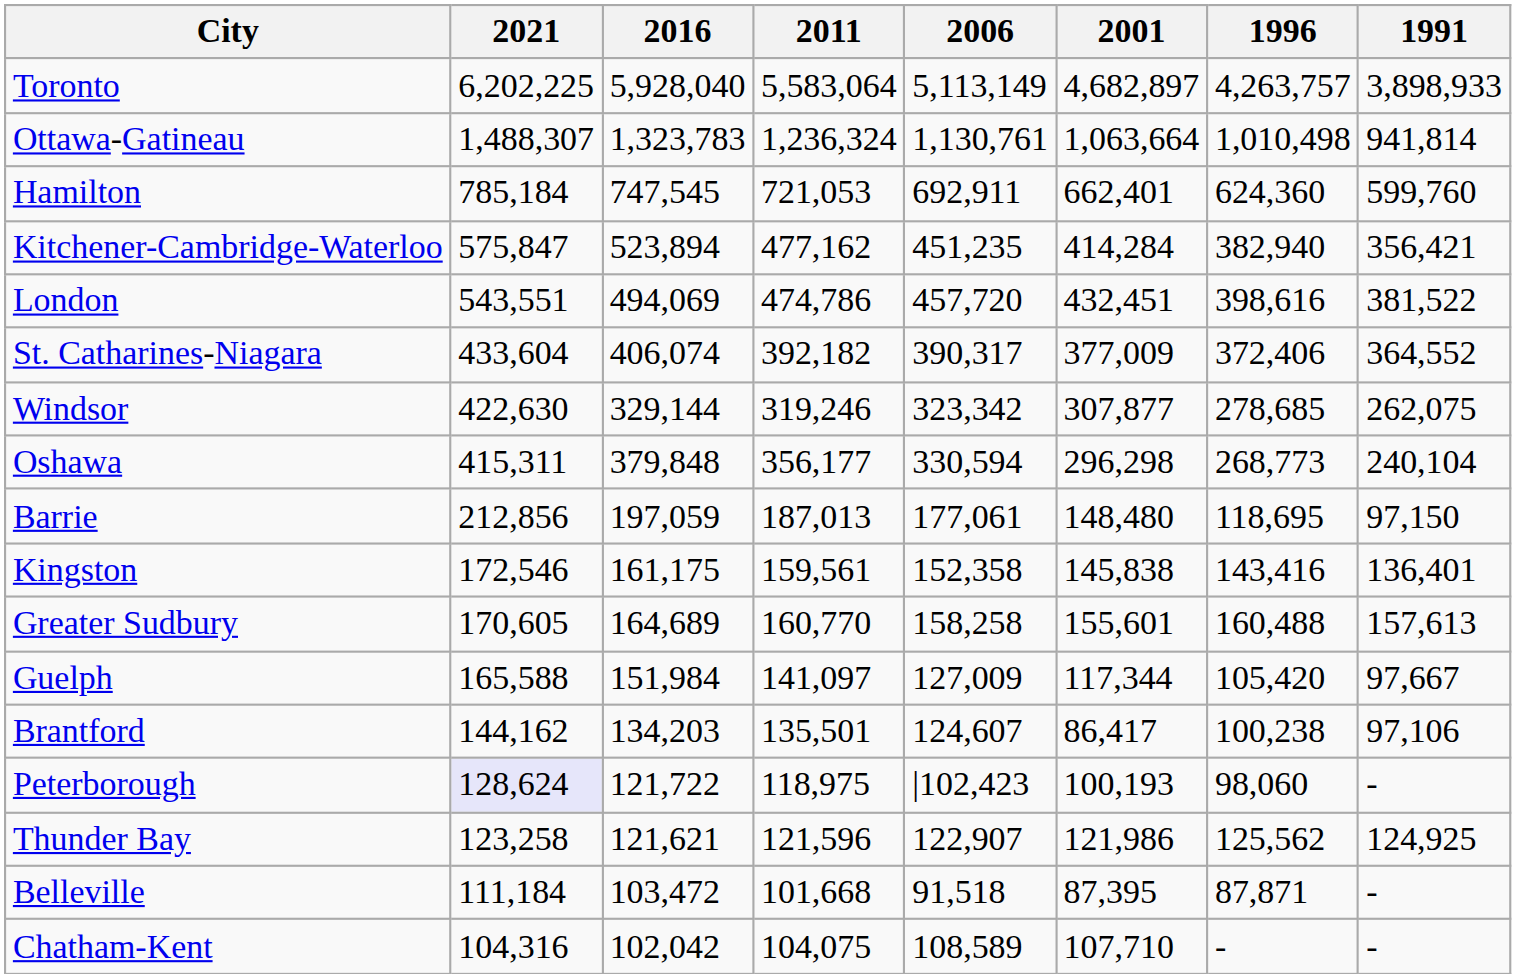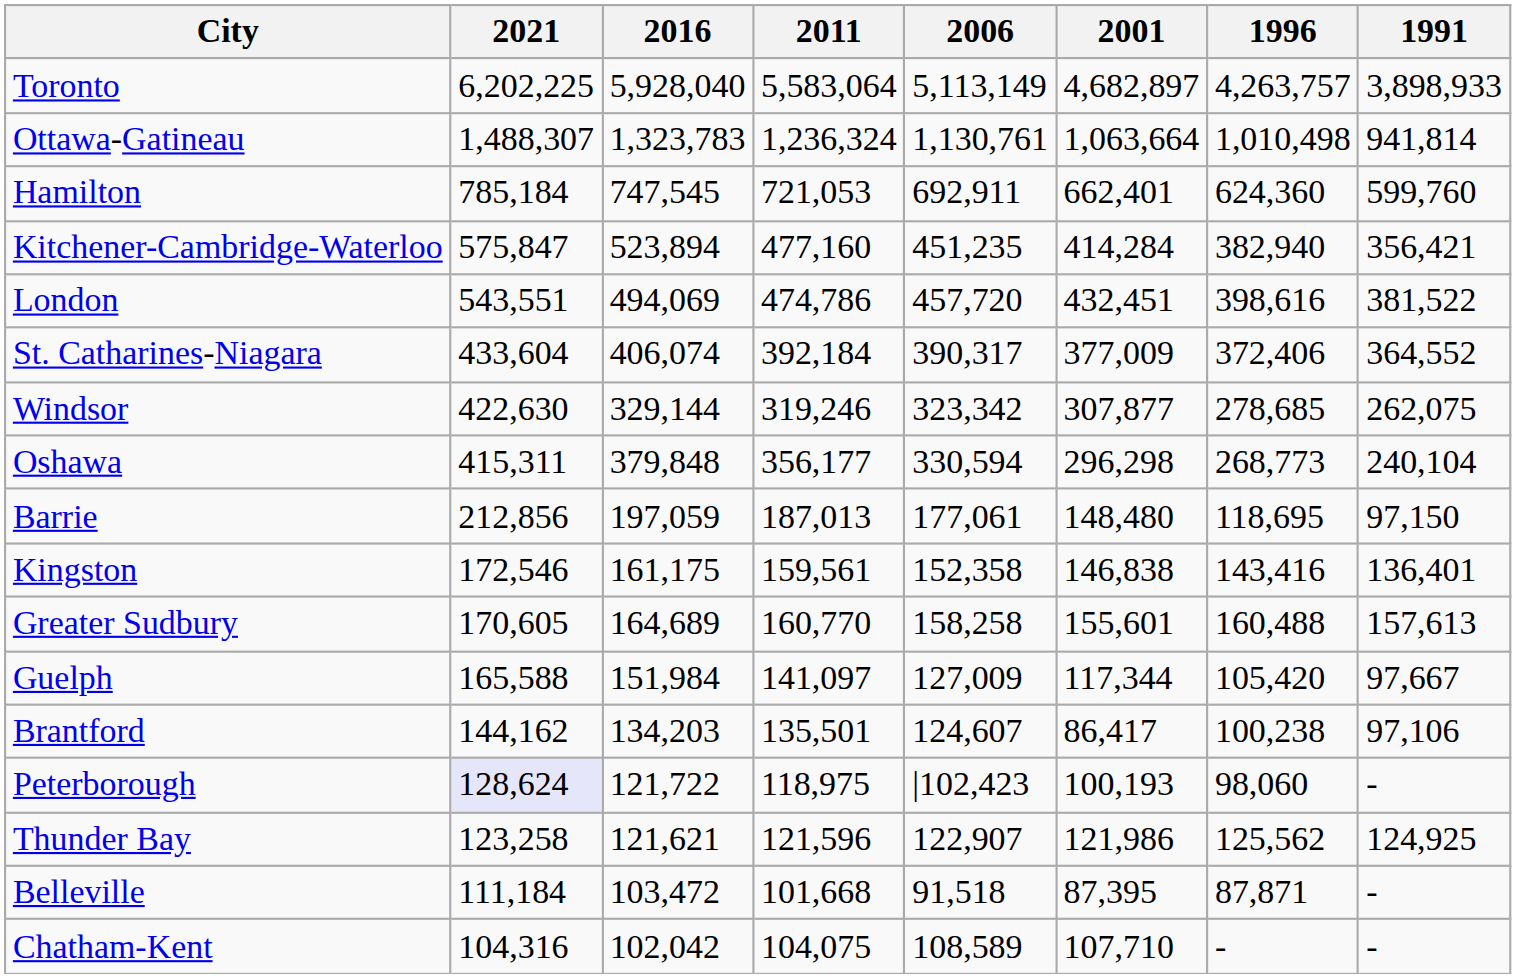(816, 246) 477,162 -> (816, 246) 477,160
(816, 354) 392,182 -> (816, 354) 392,184
(1119, 569) 145,838 -> (1119, 569) 146,838
